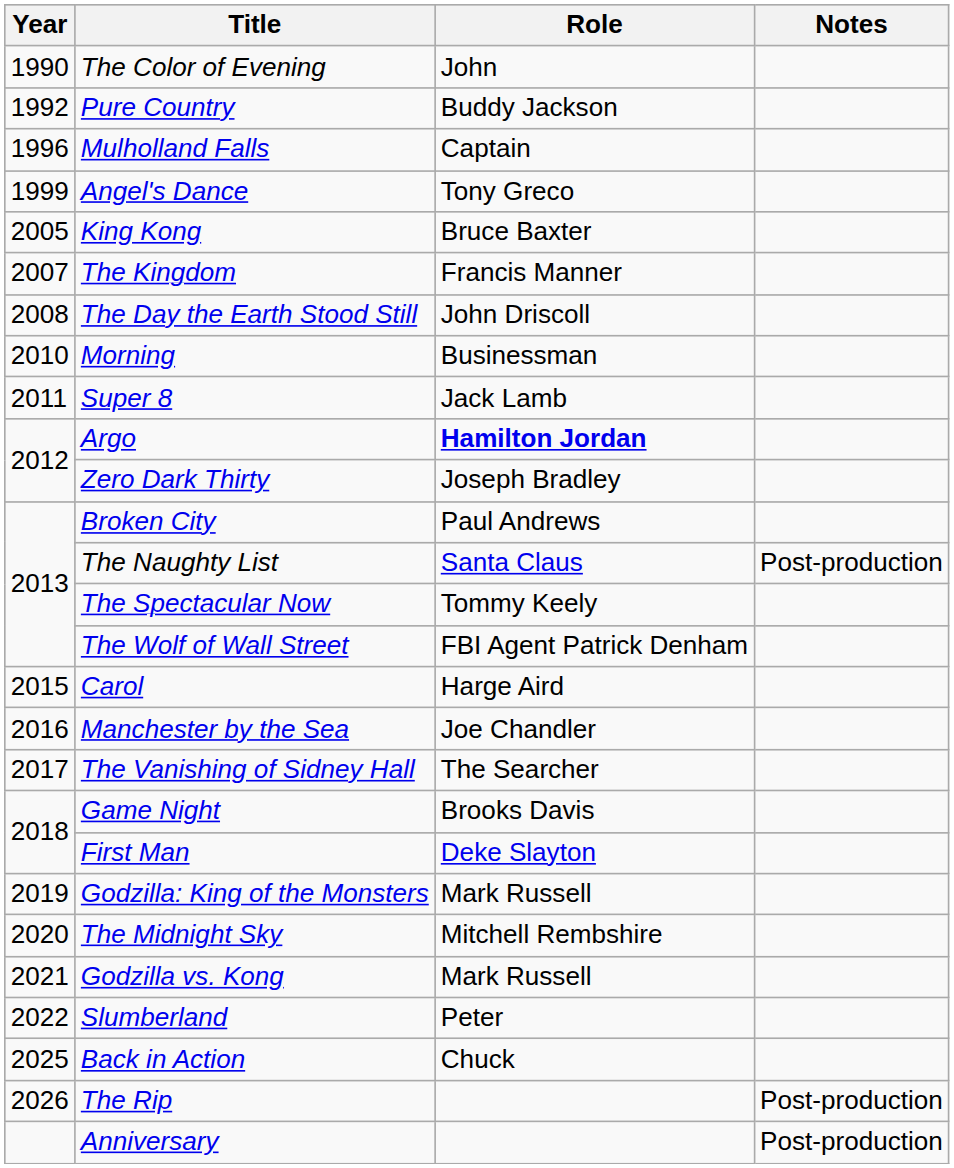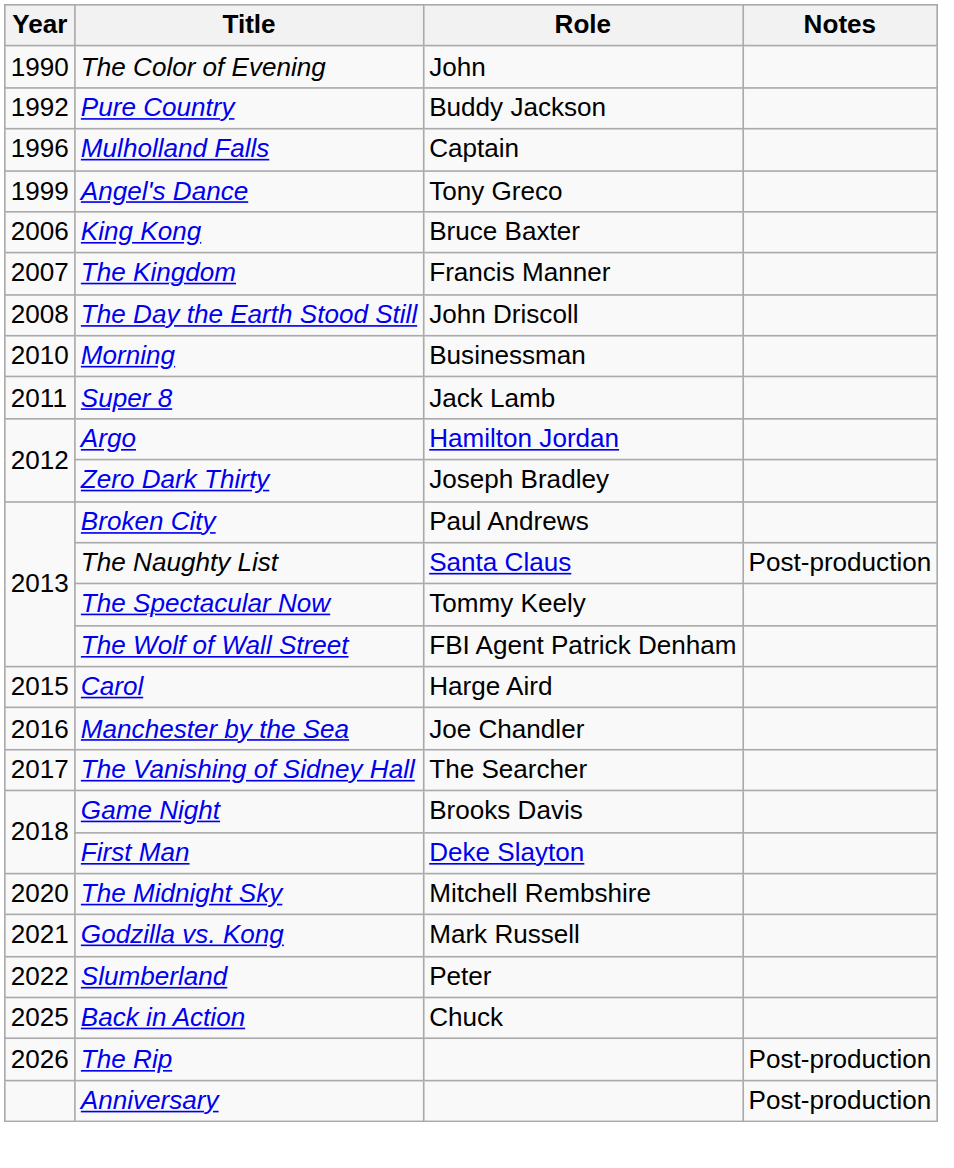(40, 231) 2005 -> (40, 231) 2006
(544, 438) bold -> (524, 438) normal
- row: (255, 893)
